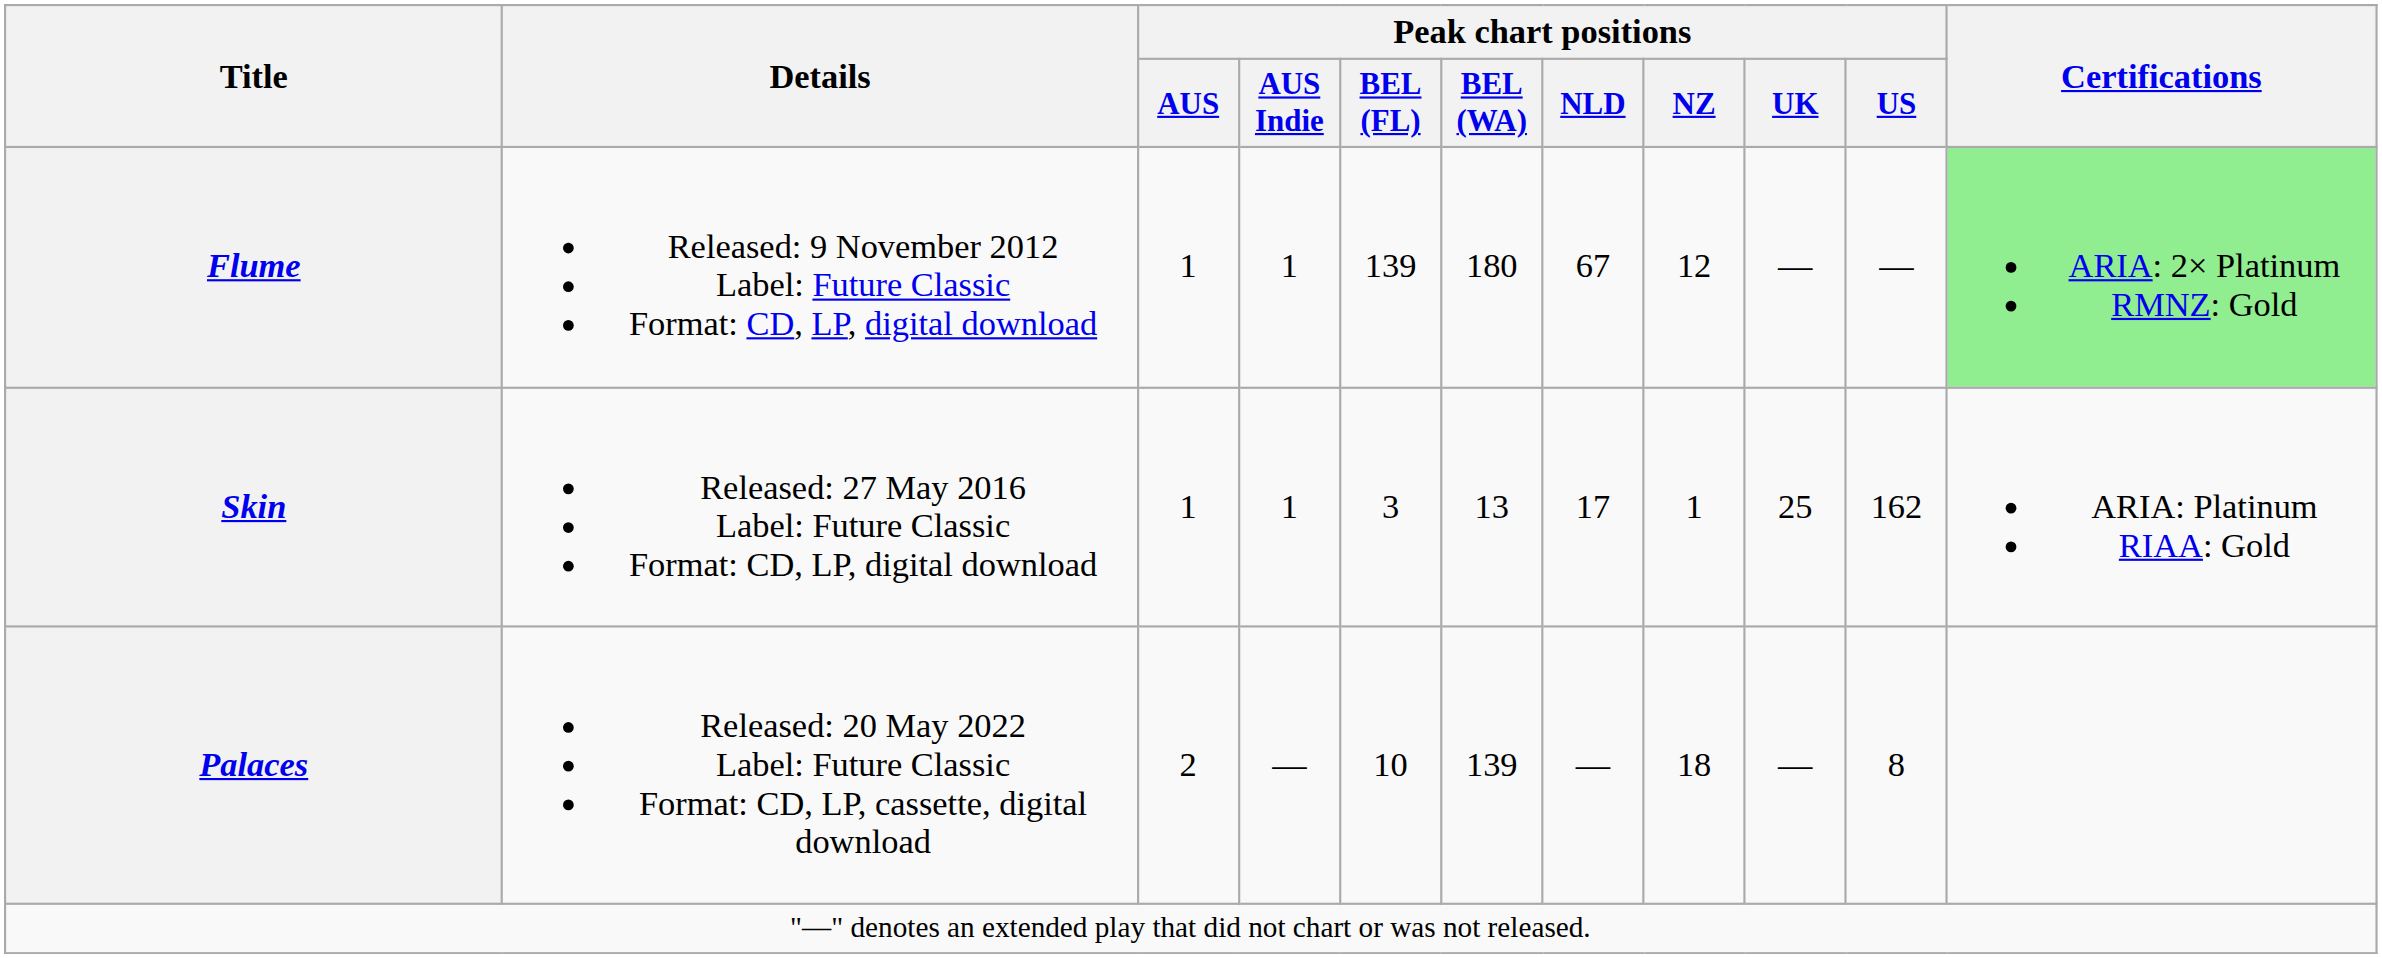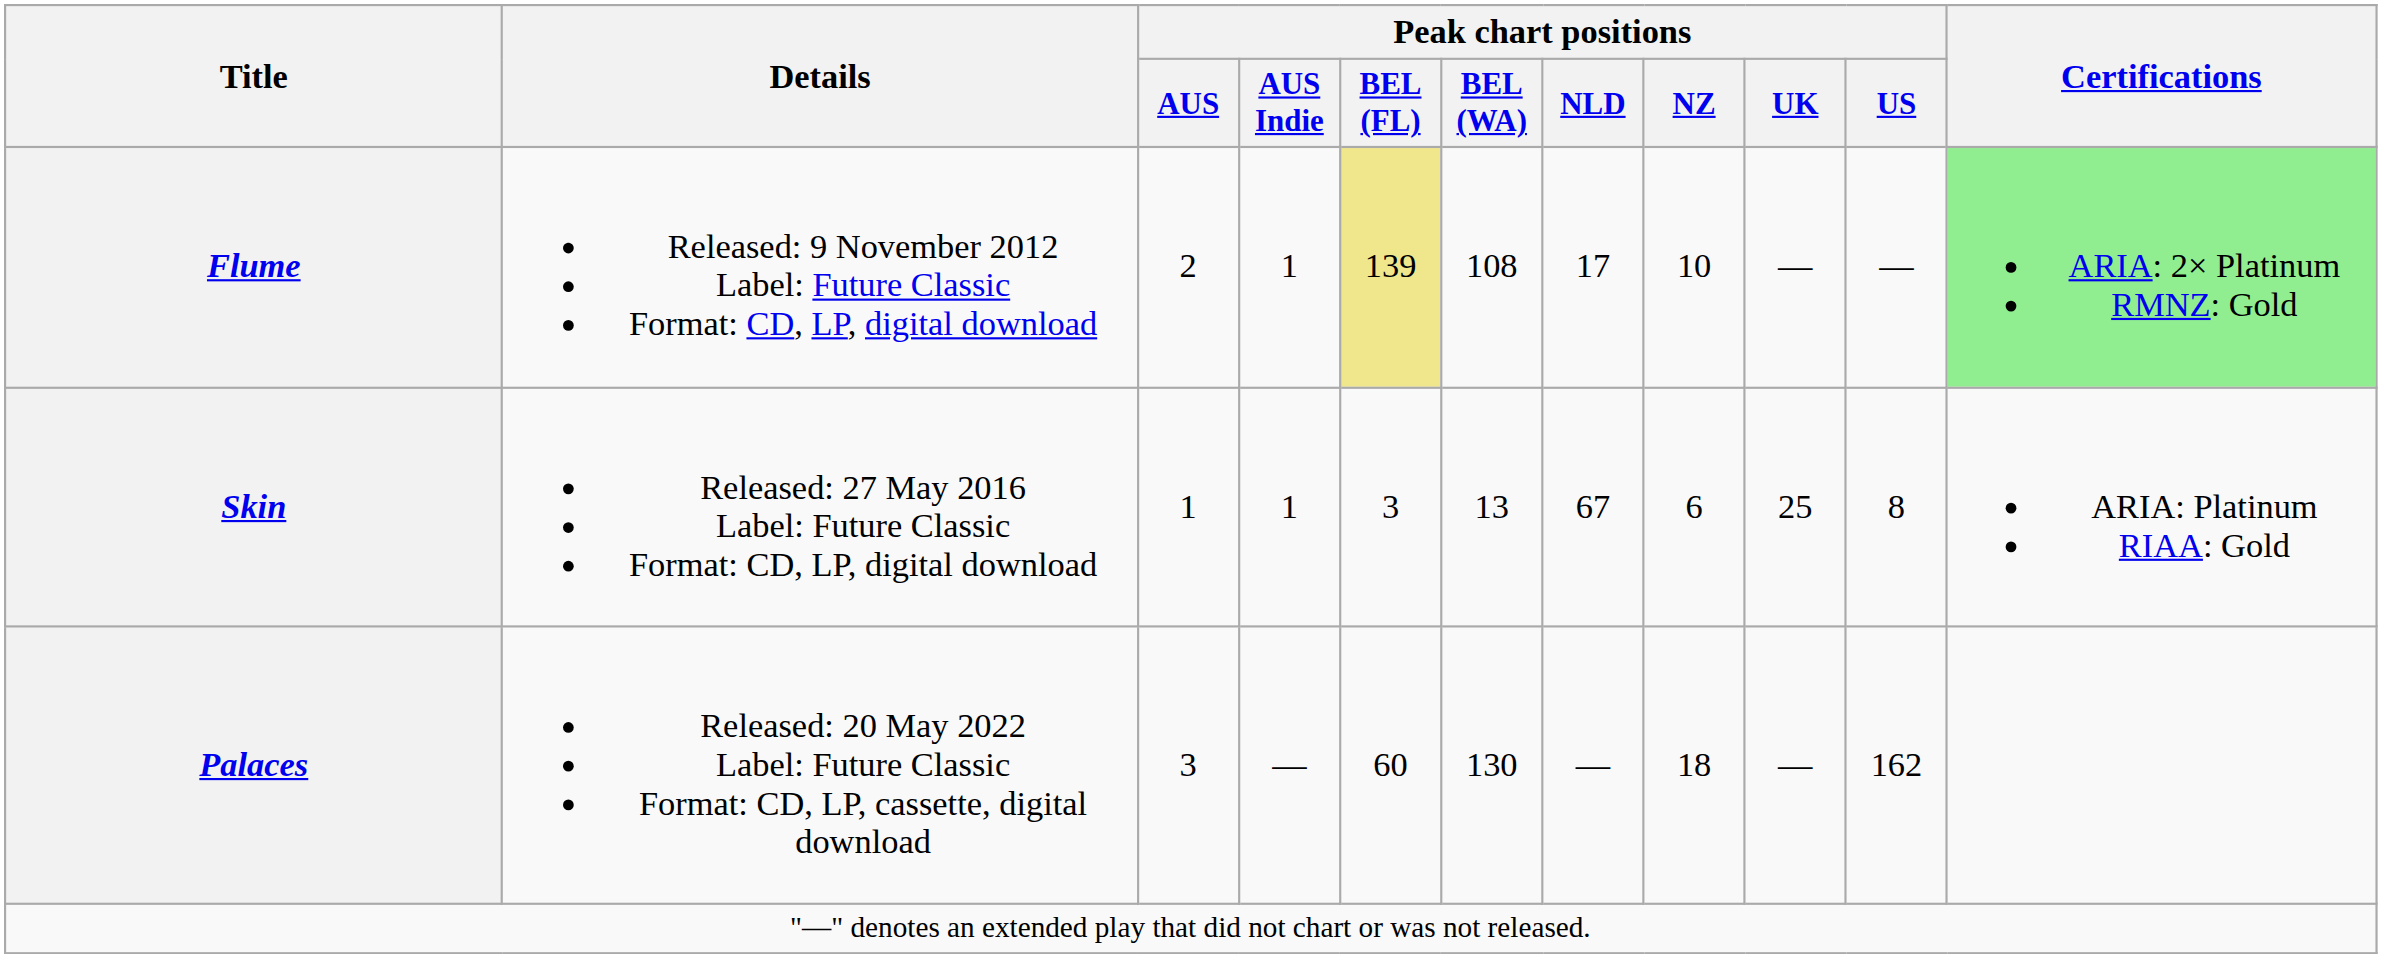(1188, 266) 1 -> (1188, 266) 2
(1391, 266) no background -> (1391, 266) khaki background
(1492, 266) 180 -> (1492, 266) 108
(1593, 266) 67 -> (1593, 266) 17
(1694, 266) 12 -> (1694, 266) 10
(1593, 505) 17 -> (1593, 505) 67
(1694, 505) 1 -> (1694, 505) 6
(1896, 505) 162 -> (1896, 505) 8
(1188, 764) 2 -> (1188, 764) 3
(1391, 764) 10 -> (1391, 764) 60
(1492, 764) 139 -> (1492, 764) 130
(1896, 764) 8 -> (1896, 764) 162
